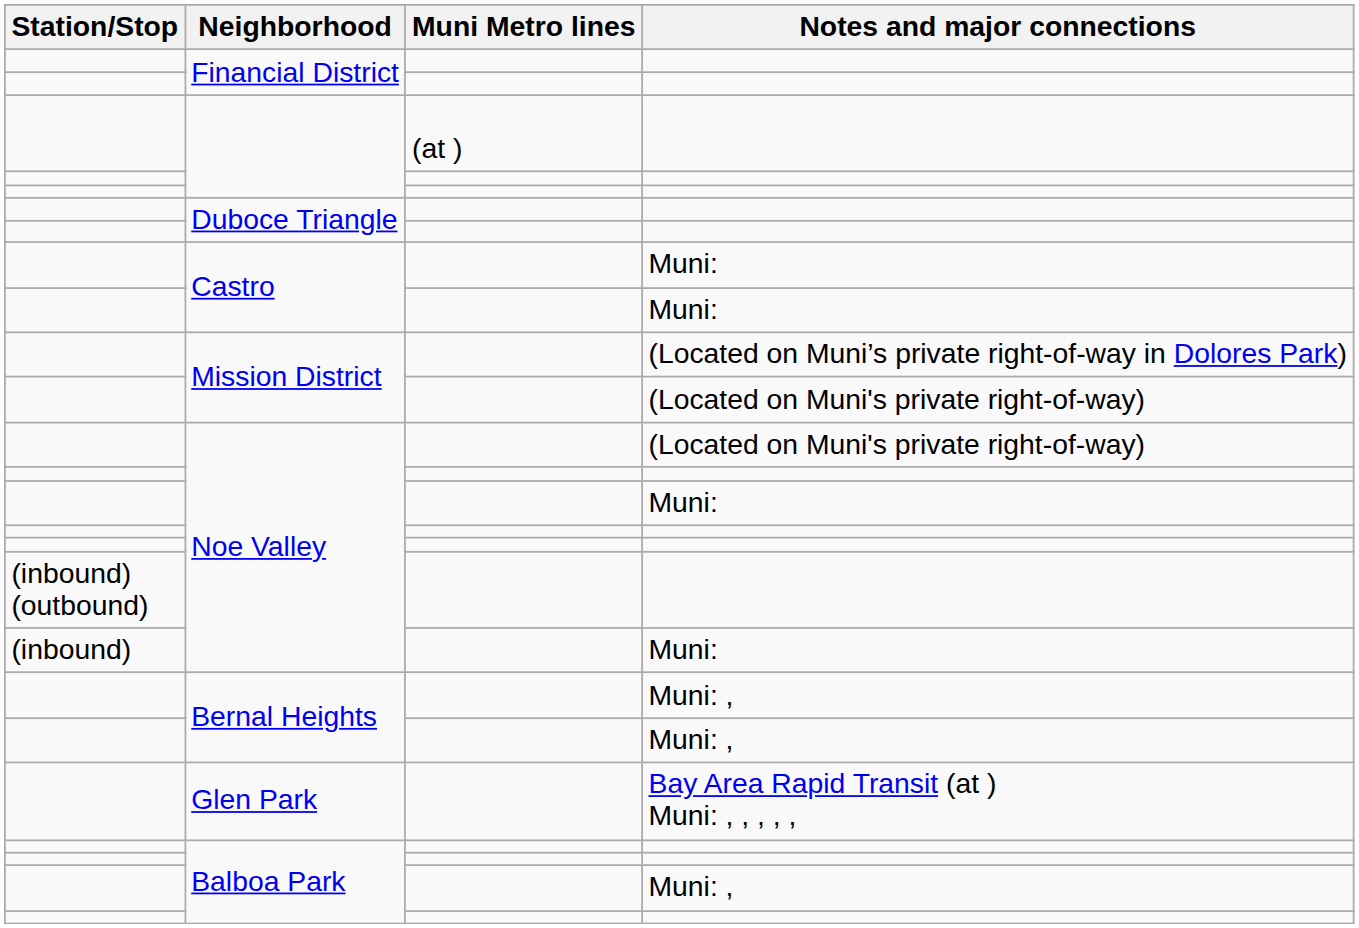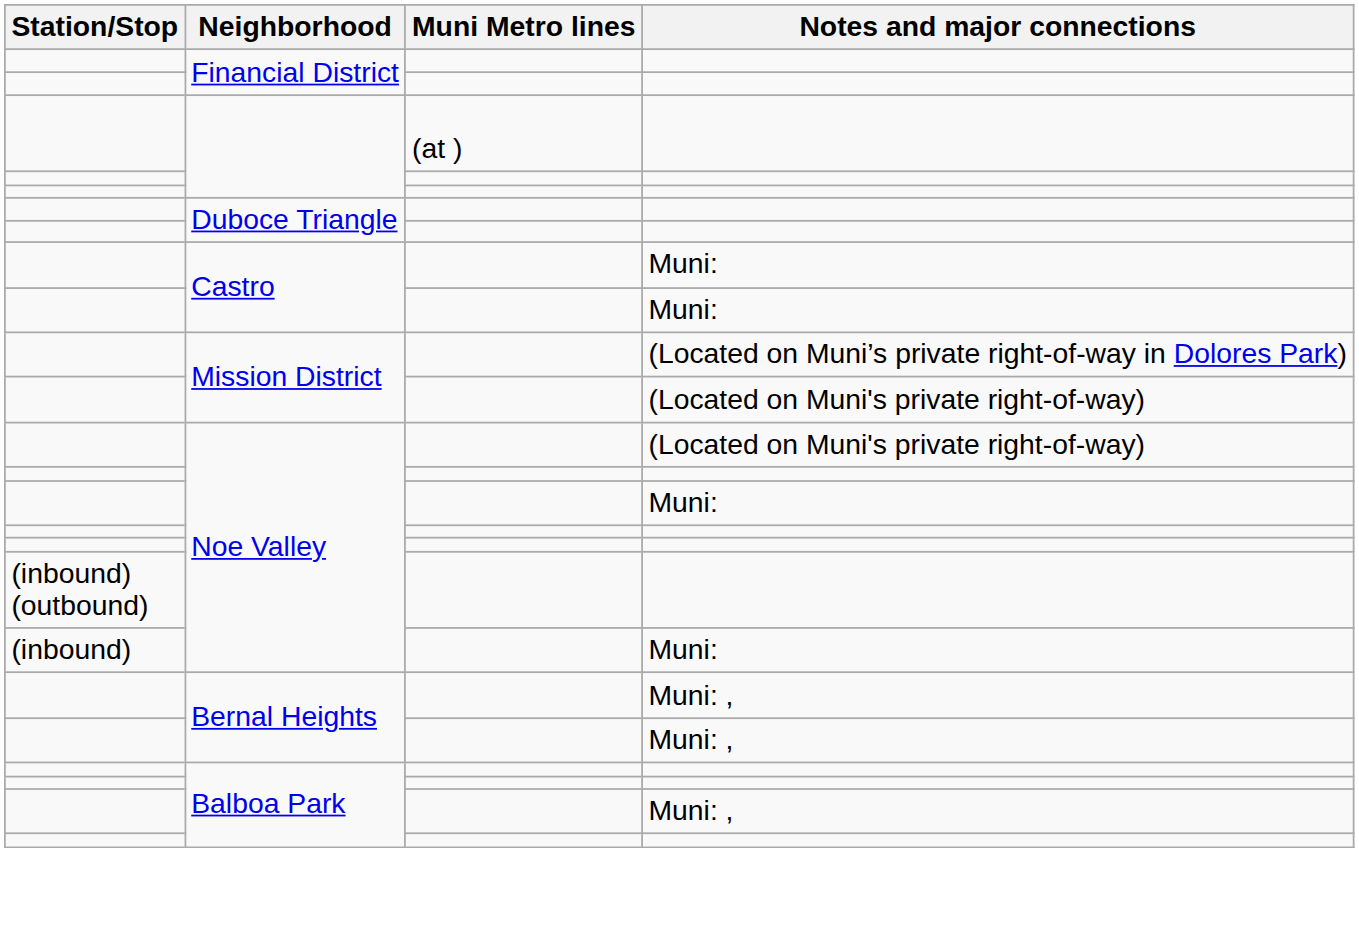- row: (254, 800)
